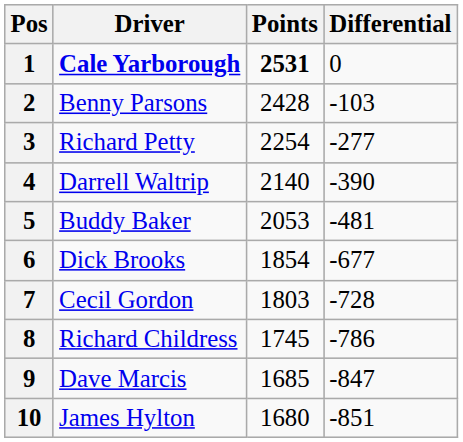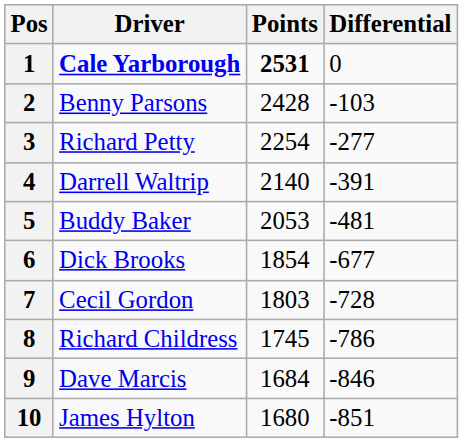(352, 181) -390 -> (352, 181) -391
(285, 378) 1685 -> (285, 378) 1684
(352, 378) -847 -> (352, 378) -846
